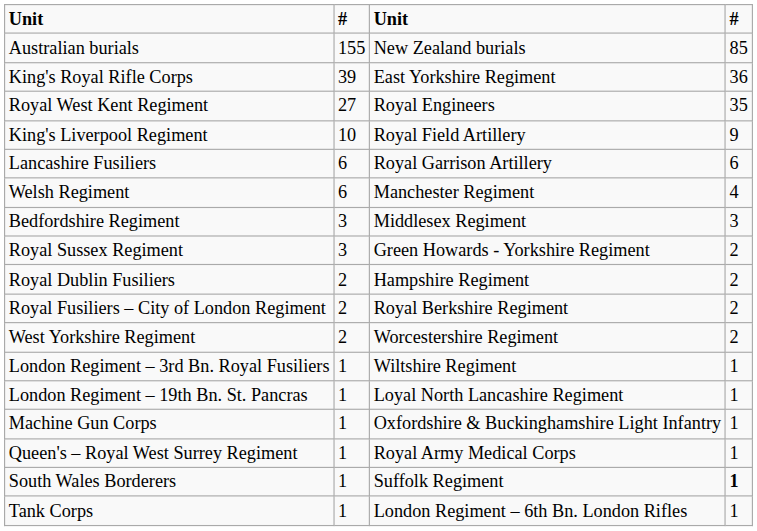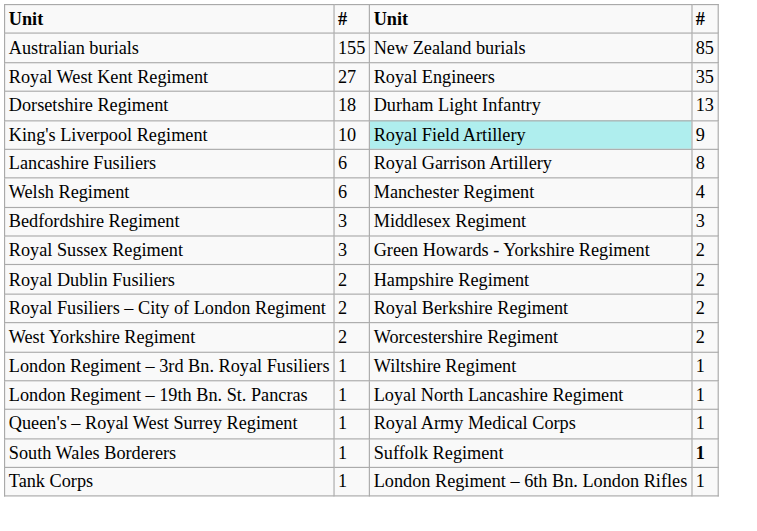- row: (101, 76)
+ row: (89, 105)
(450, 134) no background -> (450, 134) paleturquoise background
(734, 163) 6 -> (700, 163) 8
- row: (83, 423)
